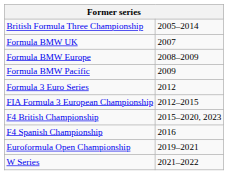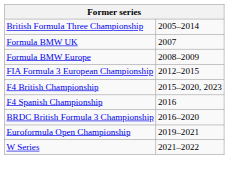- row: (48, 71)
- row: (48, 86)
+ row: (80, 116)
